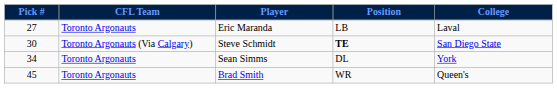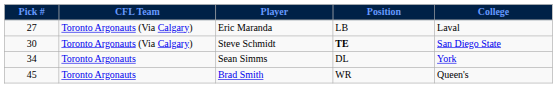(99, 28) Toronto Argonauts -> (127, 28) Toronto Argonauts (Via Calgary)
